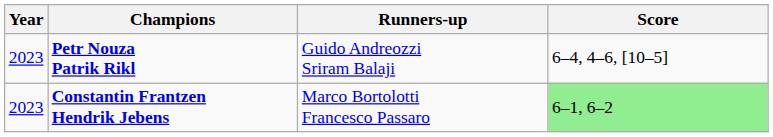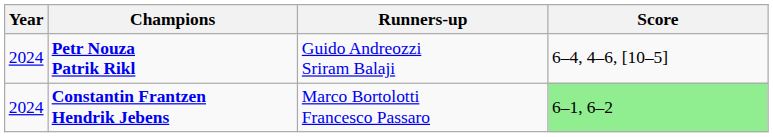(26, 58) 2023 -> (26, 58) 2024
(26, 107) 2023 -> (26, 107) 2024
